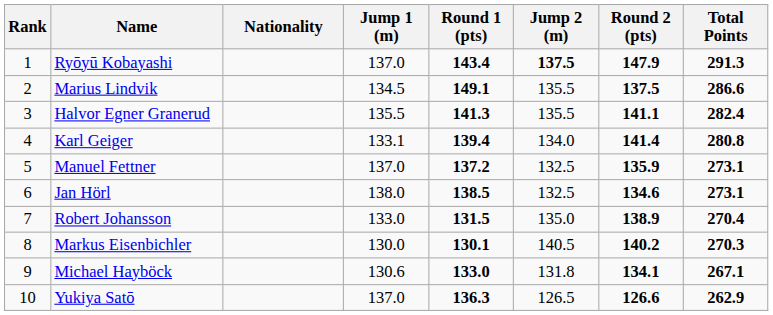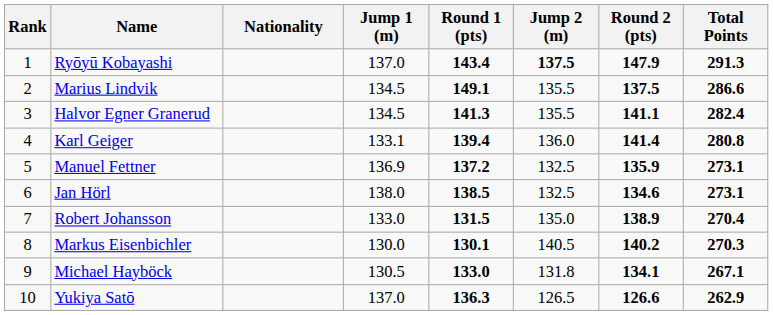(386, 114) 135.5 -> (386, 114) 134.5
(556, 140) 134.0 -> (556, 140) 136.0
(386, 166) 137.0 -> (386, 166) 136.9
(386, 271) 130.6 -> (386, 271) 130.5
